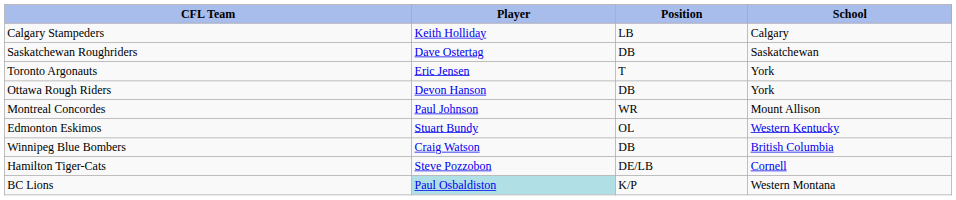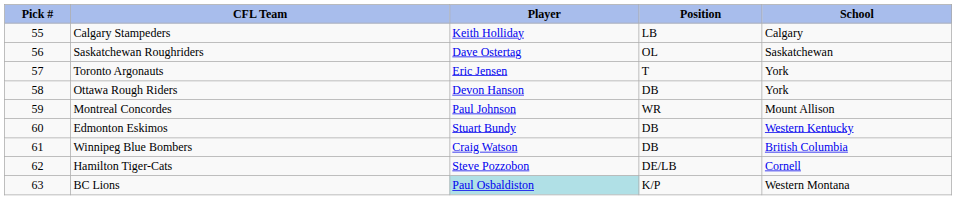+ column: (38, 14)
(627, 52) DB -> (650, 52) OL
(626, 128) OL -> (650, 128) DB
